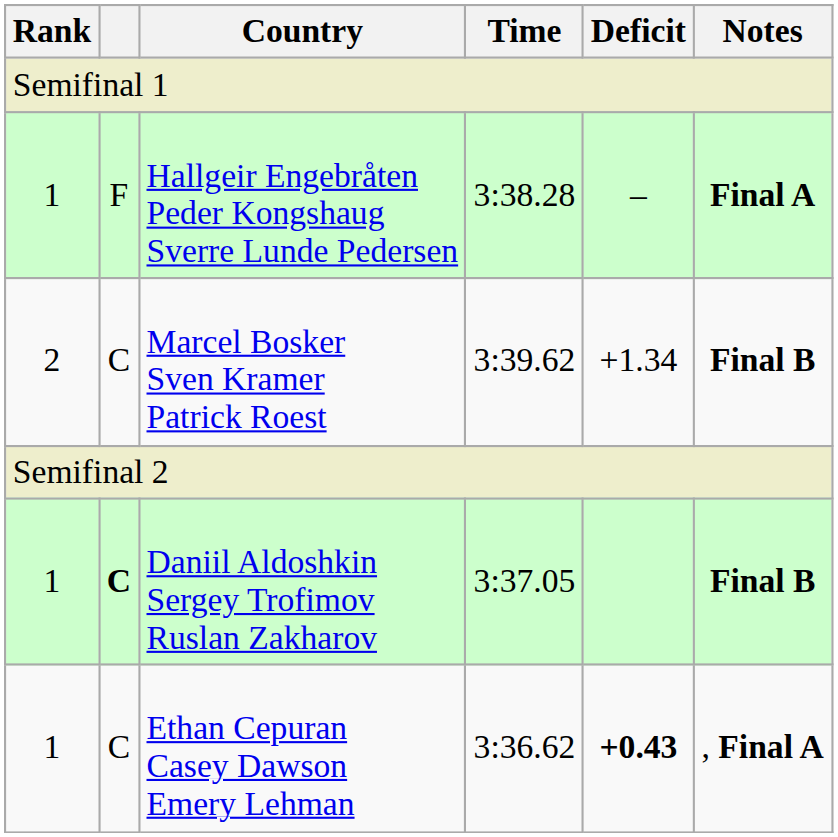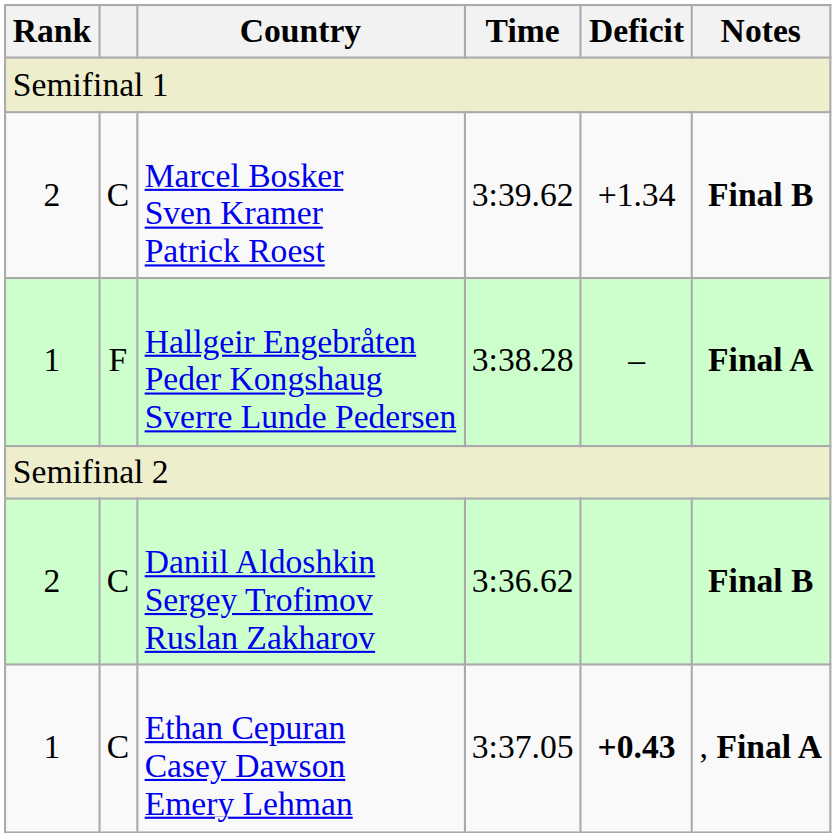rows swapped: (302, 213) <-> (246, 380)
(52, 581) 1 -> (52, 581) 2
(119, 581) bold -> (118, 581) normal
(524, 581) 3:37.05 -> (523, 581) 3:36.62
(524, 747) 3:36.62 -> (523, 747) 3:37.05
